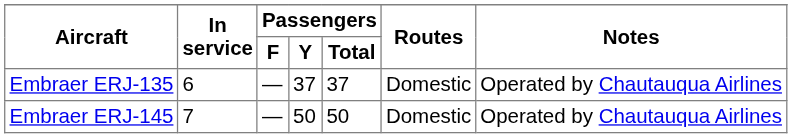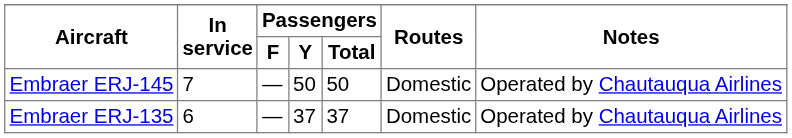rows swapped: (91, 84) <-> (91, 116)
